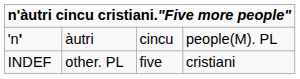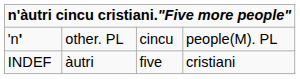(79, 39) àutri -> (94, 39) other. PL
(94, 62) other. PL -> (79, 62) àutri
